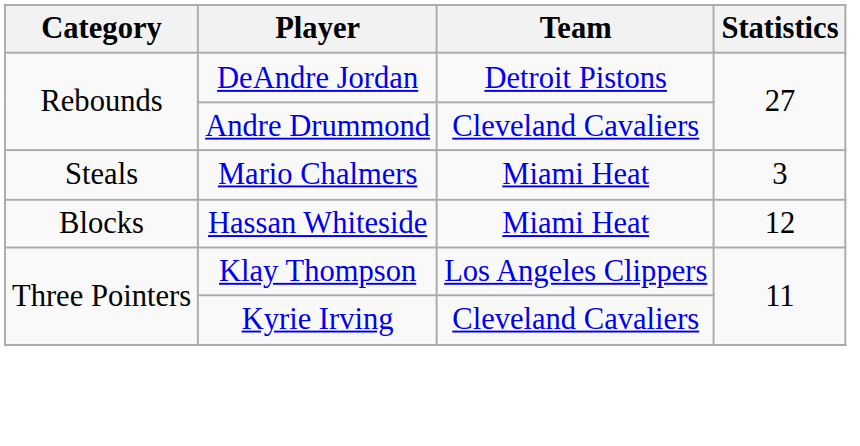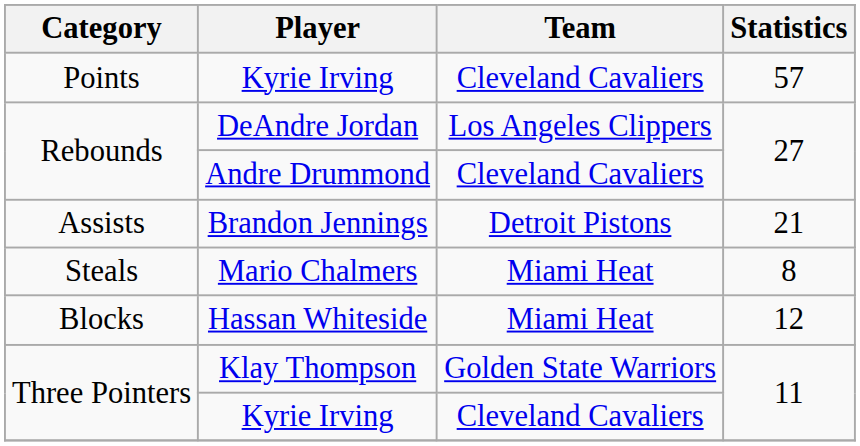+ row: (102, 77)
(576, 77) Detroit Pistons -> (580, 125) Los Angeles Clippers
+ row: (102, 222)
(780, 174) 3 -> (789, 271) 8
(576, 271) Los Angeles Clippers -> (580, 367) Golden State Warriors
